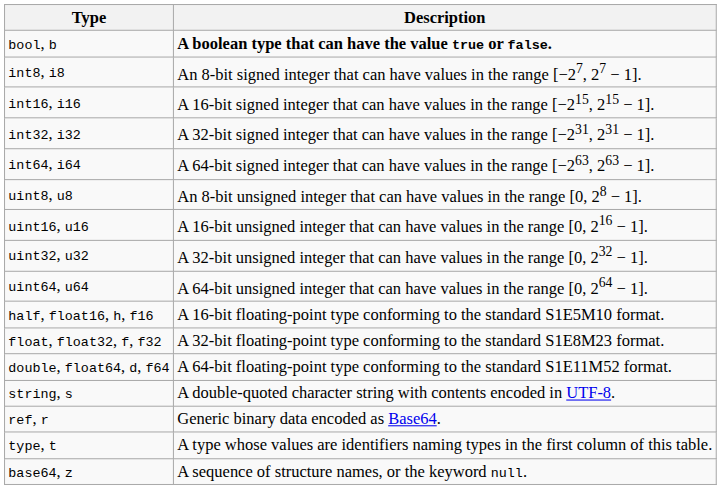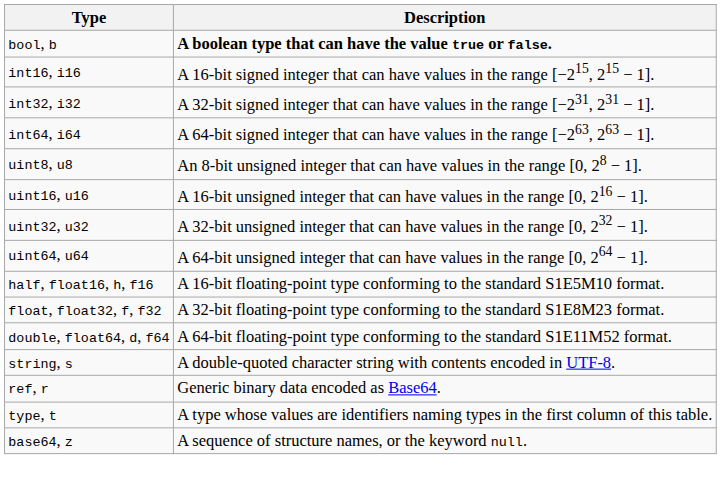- row: (37, 72)
